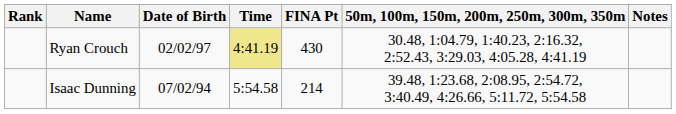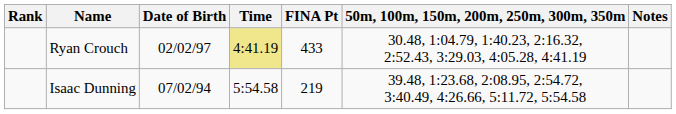(312, 48) 430 -> (312, 48) 433
(312, 88) 214 -> (312, 88) 219
